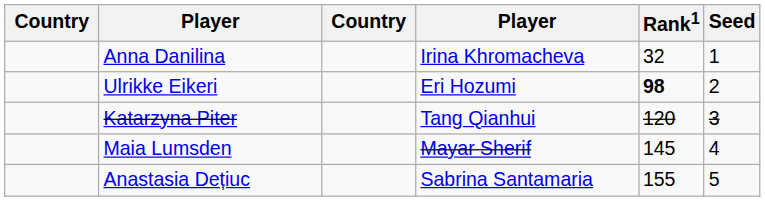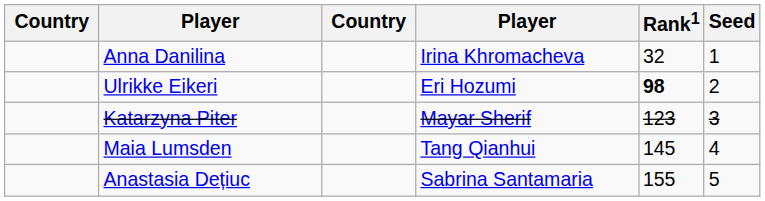(478, 118) Tang Qianhui -> (476, 118) Mayar Sherif
(659, 118) 120 -> (659, 118) 123
(476, 149) Mayar Sherif -> (478, 149) Tang Qianhui
